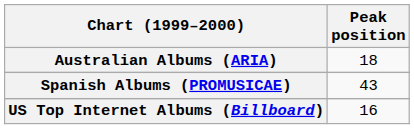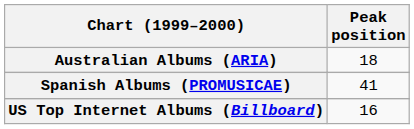(368, 85) 43 -> (368, 85) 41
